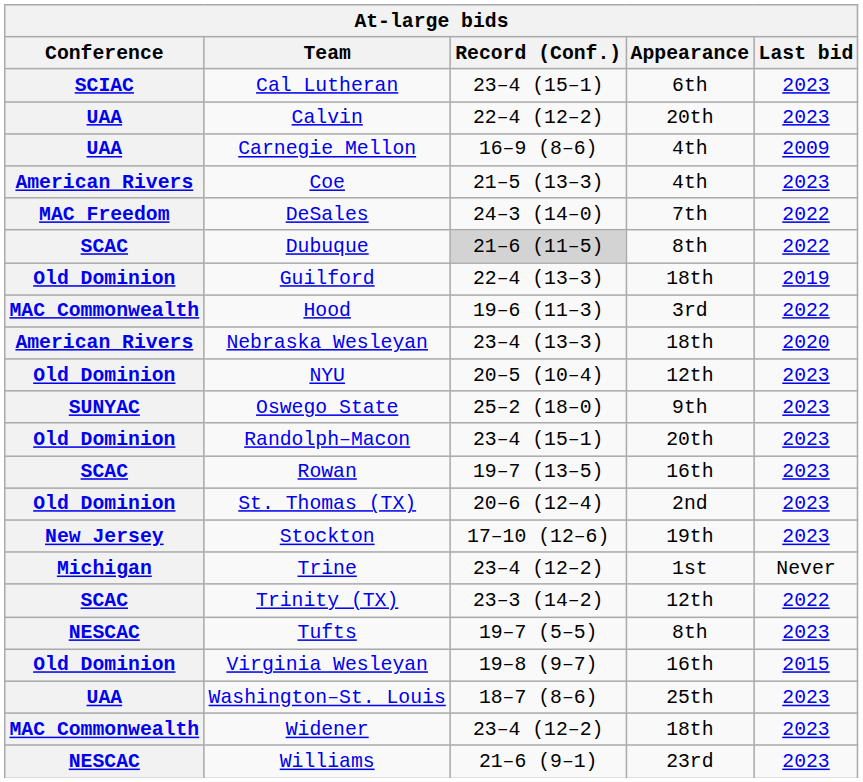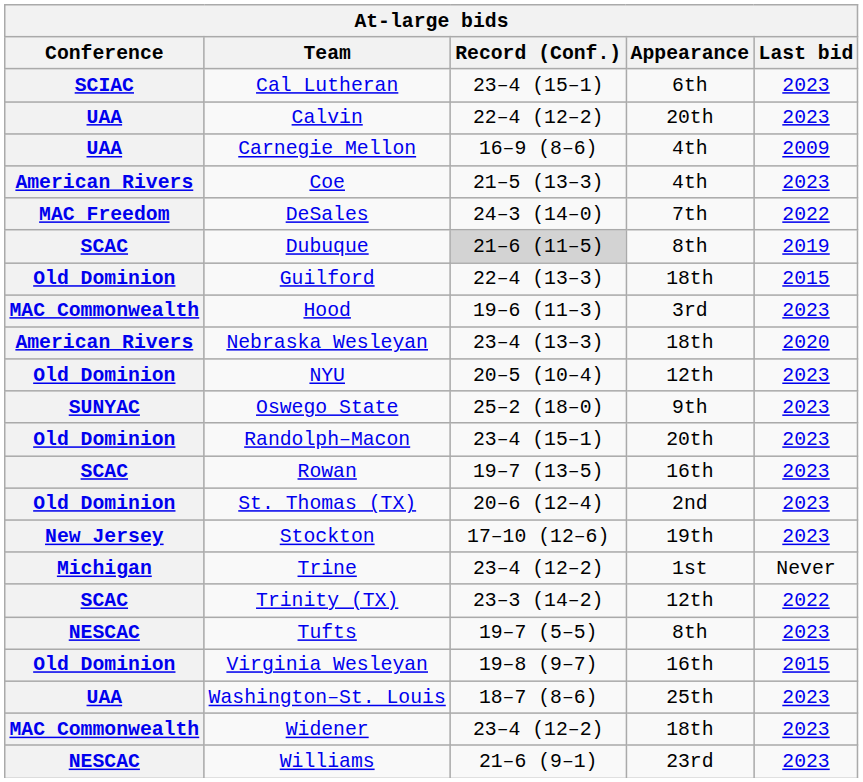(806, 246) 2022 -> (806, 246) 2019
(806, 279) 2019 -> (806, 279) 2015
(806, 311) 2022 -> (806, 311) 2023
